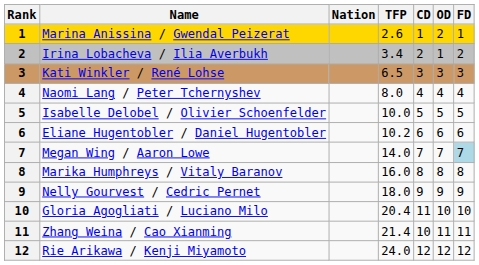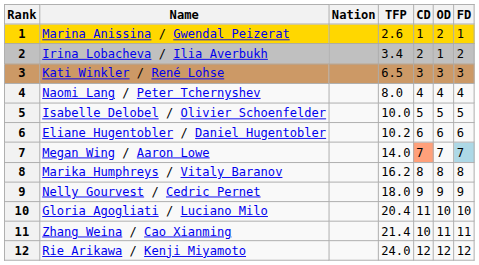(420, 152) no background -> (420, 152) lightsalmon background
(396, 172) 16.0 -> (396, 172) 16.2
